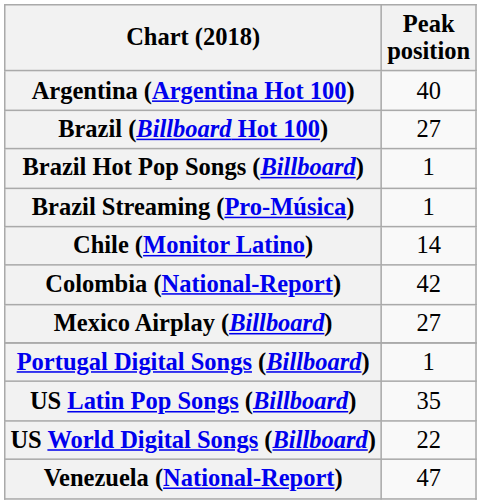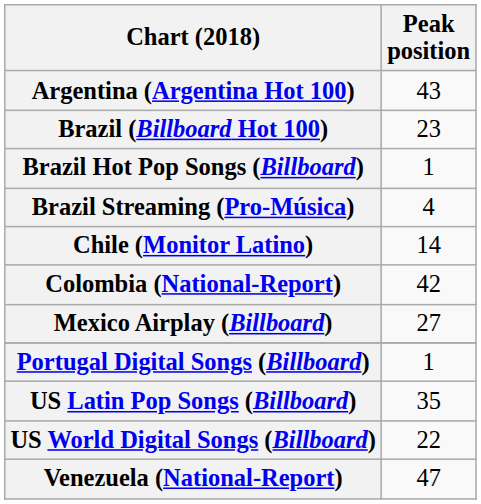(429, 90) 40 -> (429, 90) 43
(429, 129) 27 -> (429, 129) 23
(429, 206) 1 -> (429, 206) 4
